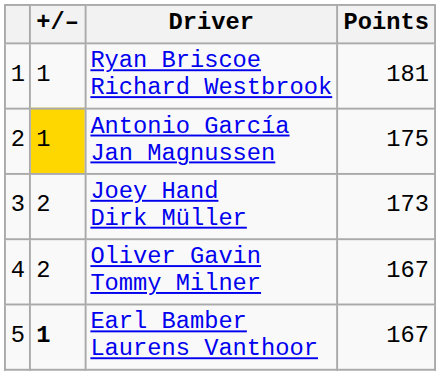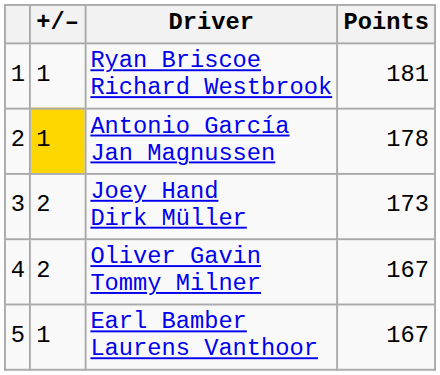(408, 141) 175 -> (408, 141) 178
(43, 337) bold -> (43, 337) normal
